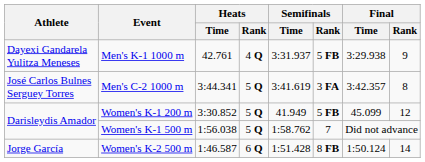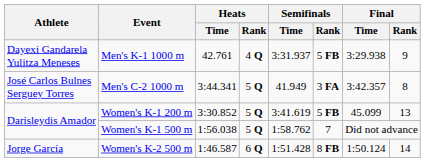(291, 87) 3:41.619 -> (291, 87) 41.949
(291, 112) 41.949 -> (291, 112) 3:41.619
(405, 112) 12 -> (405, 112) 13
